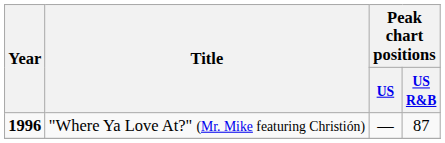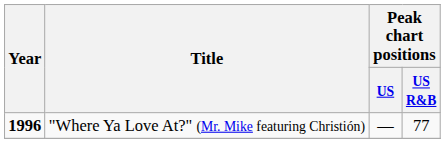(421, 125) 87 -> (421, 125) 77
